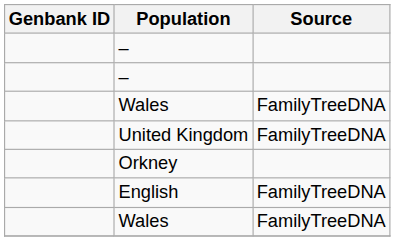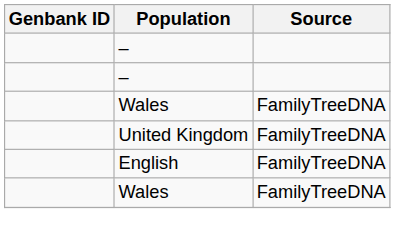- row: (148, 163)
